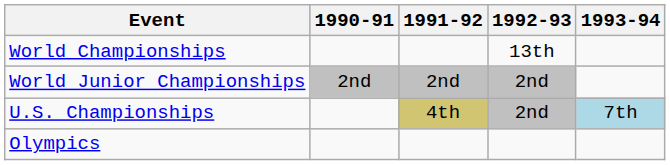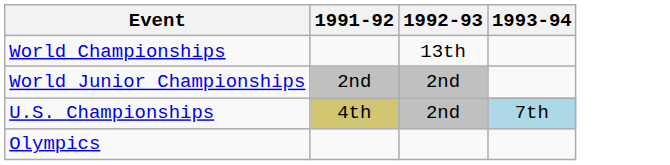- column: (354, 20)
